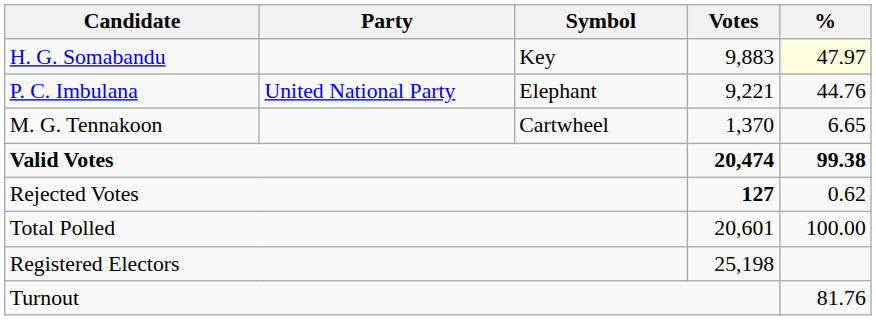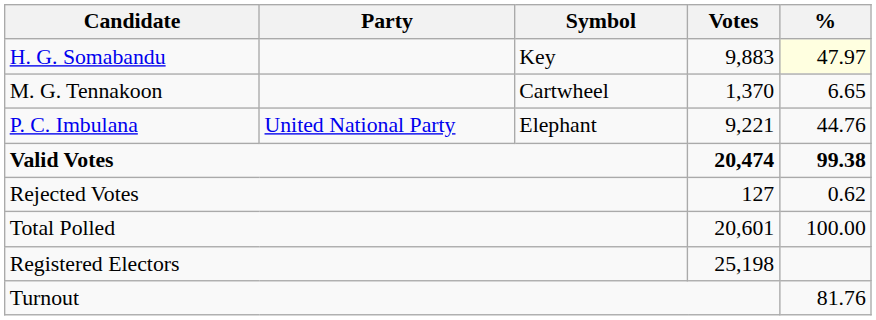rows swapped: (74, 90) <-> (86, 125)
(758, 194) bold -> (758, 194) normal
